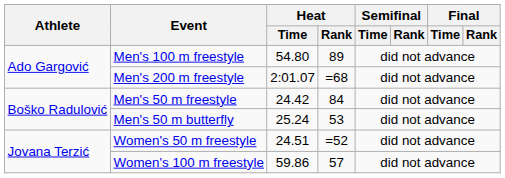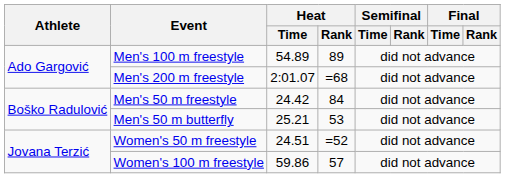(293, 57) 54.80 -> (293, 57) 54.89
(293, 120) 25.24 -> (293, 120) 25.21
